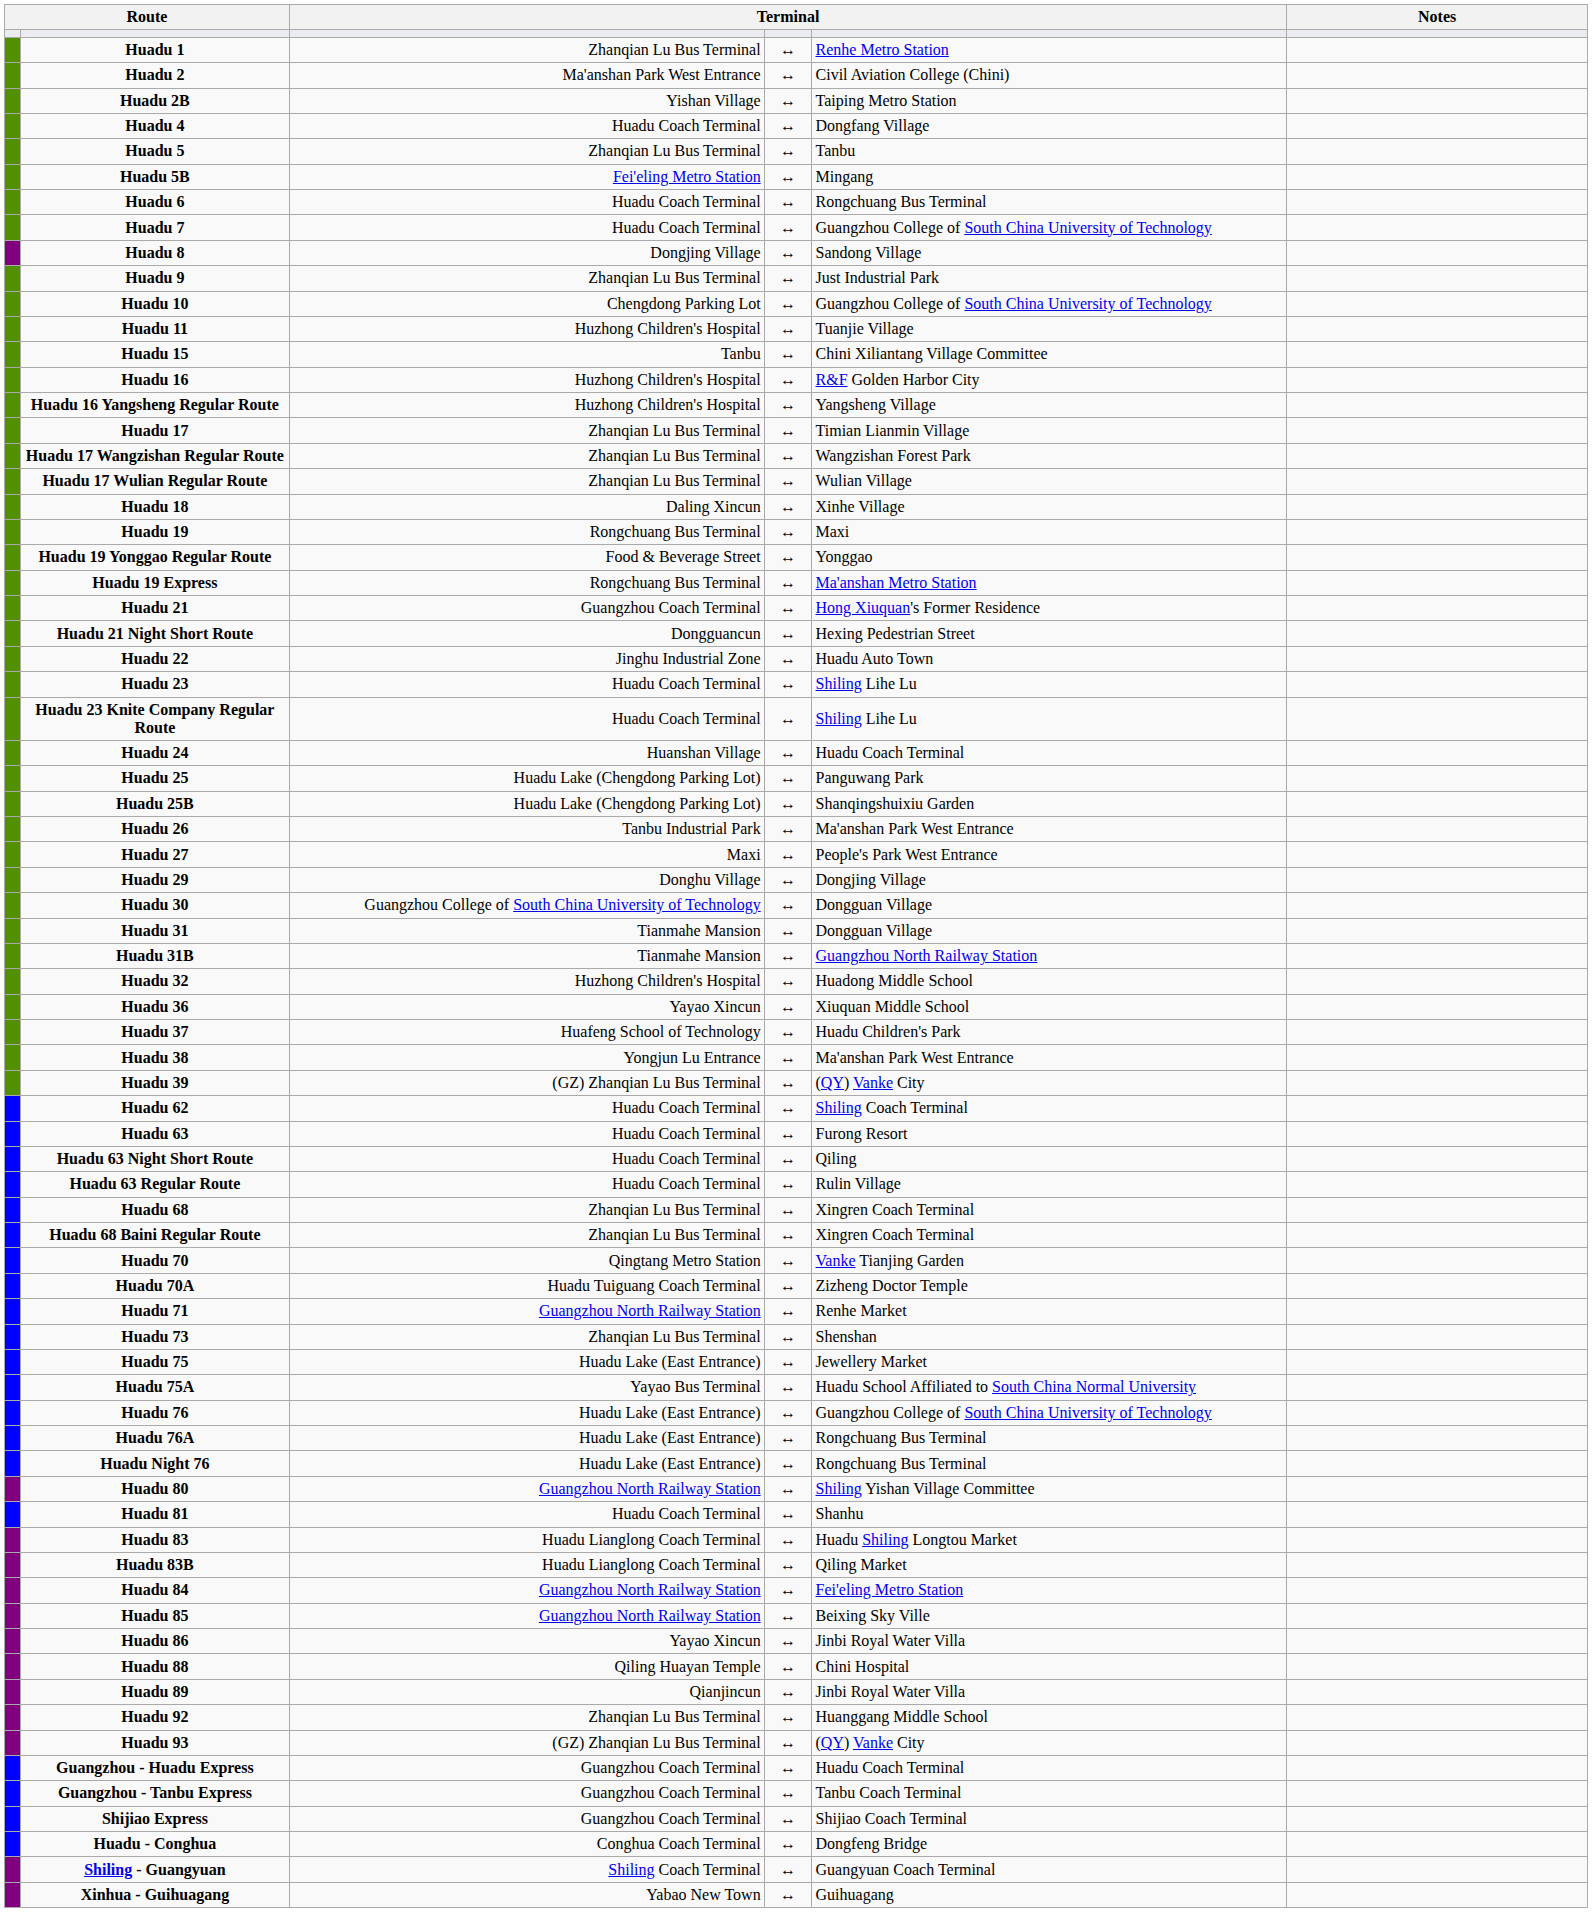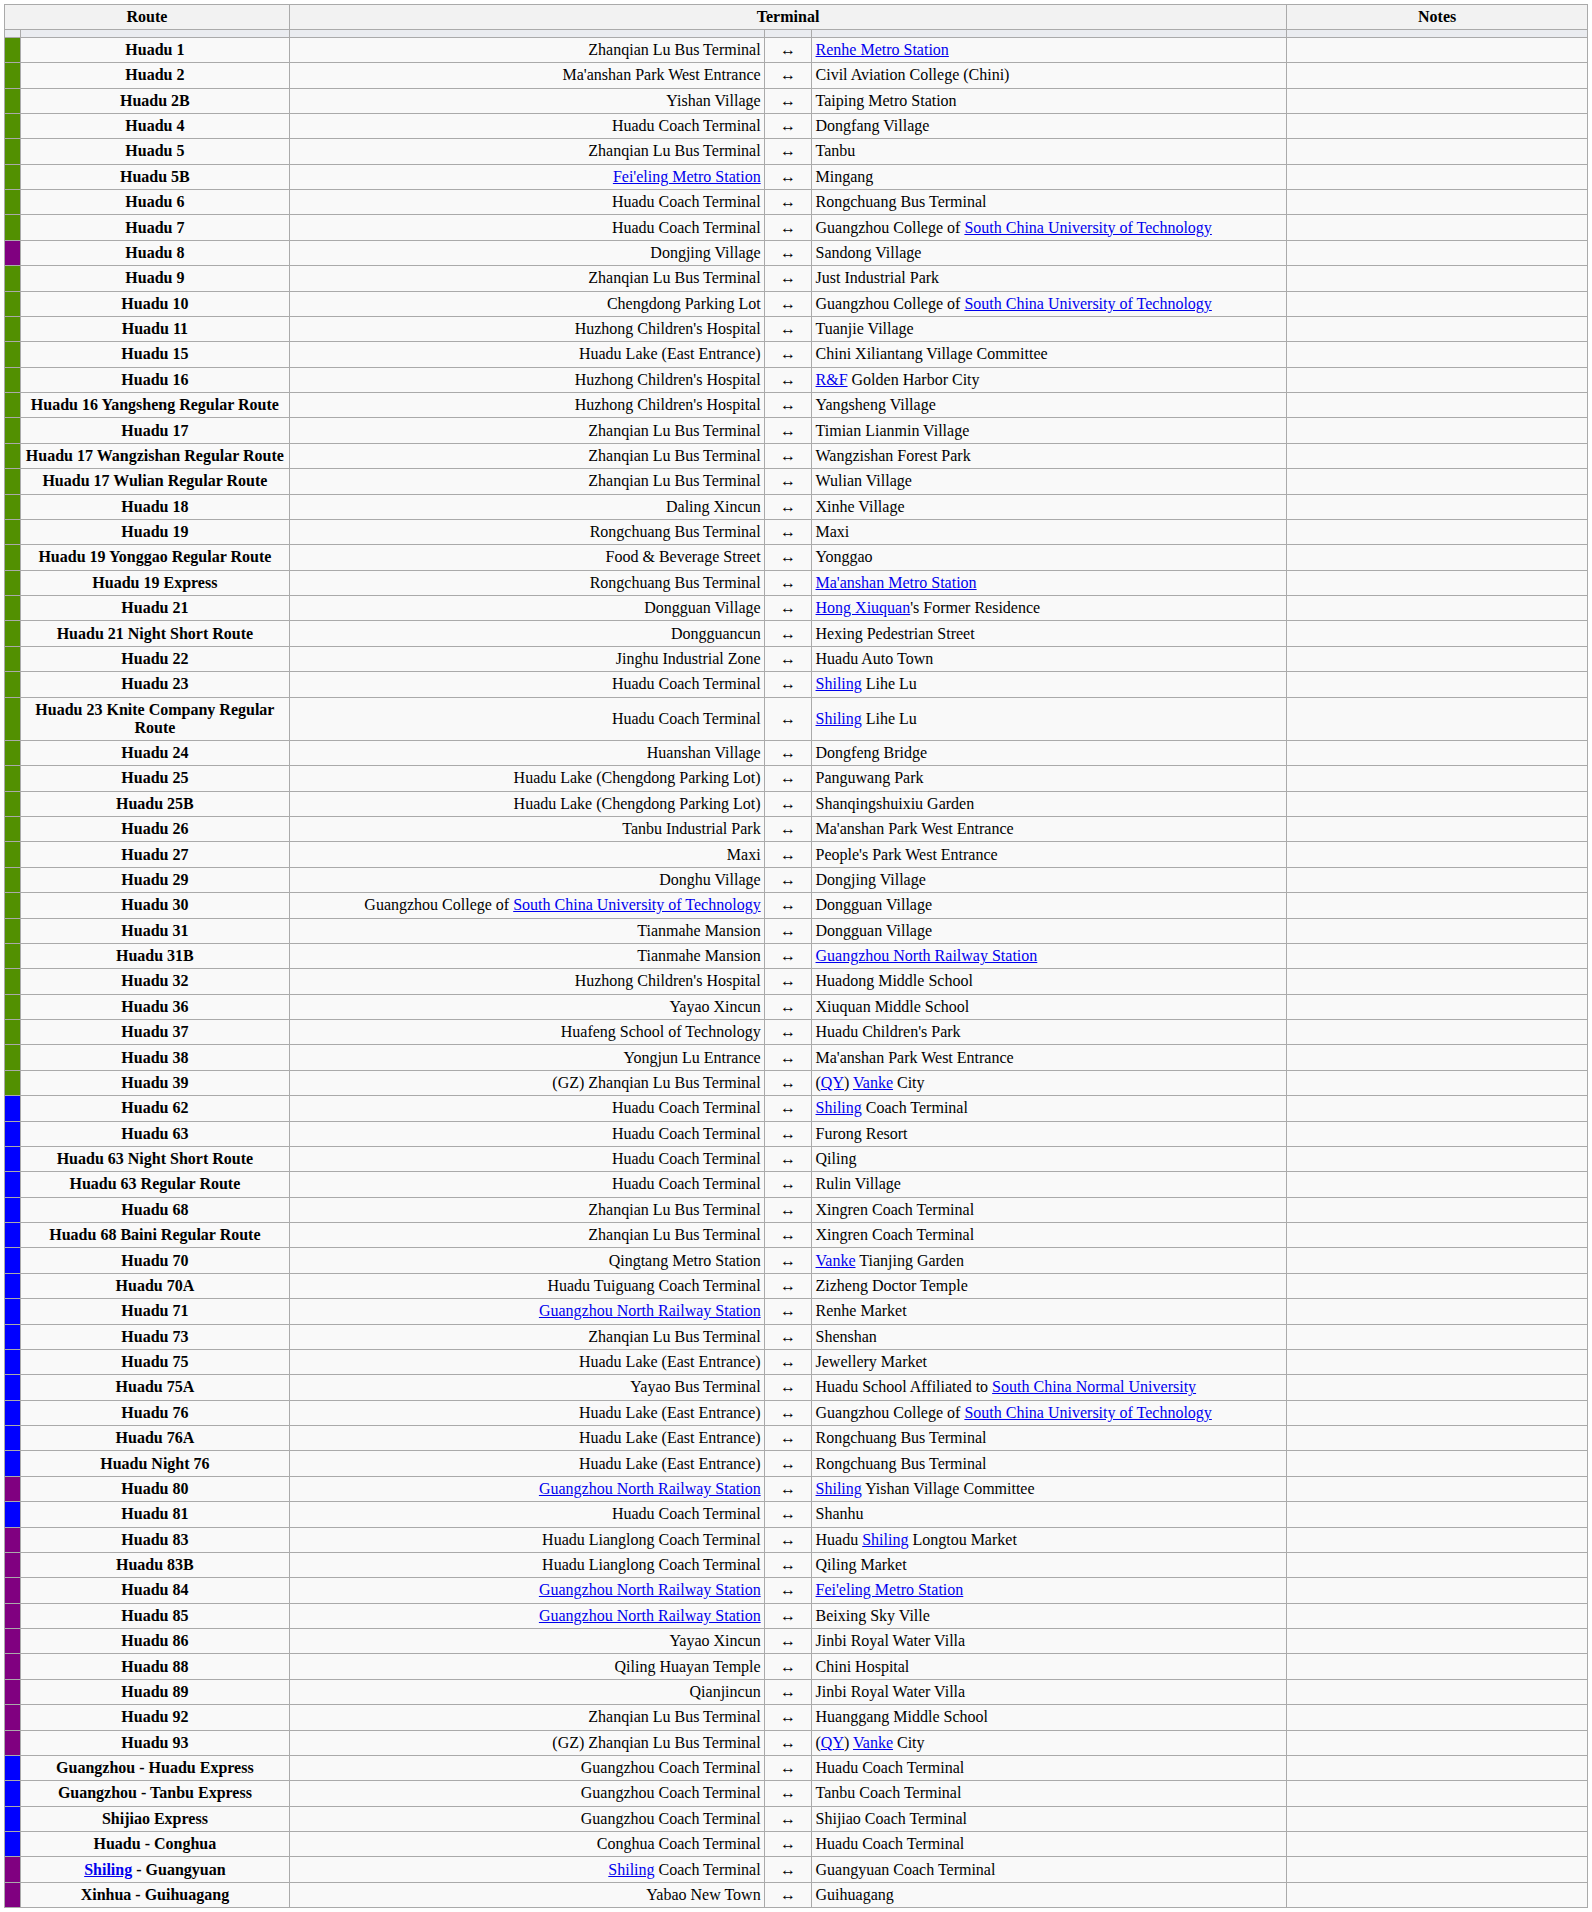(741, 354) Tanbu -> (670, 354) Huadu Lake (East Entrance)
(671, 608) Guangzhou Coach Terminal -> (702, 608) Dongguan Village
(890, 753) Huadu Coach Terminal -> (871, 753) Dongfeng Bridge
(871, 1844) Dongfeng Bridge -> (890, 1844) Huadu Coach Terminal
